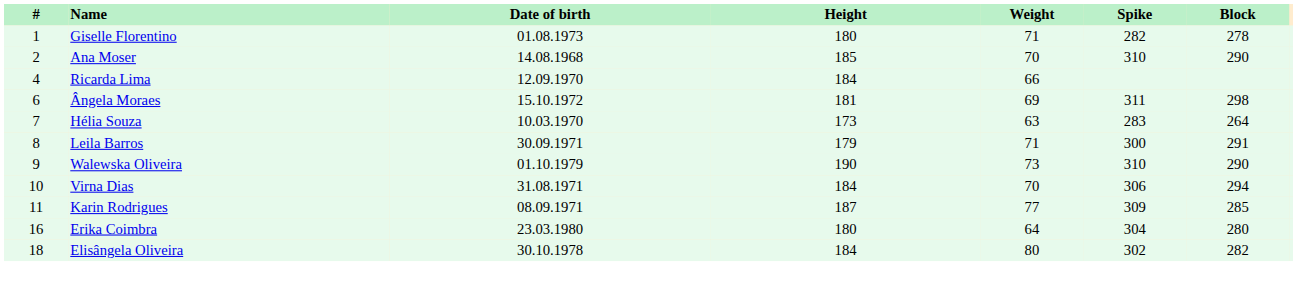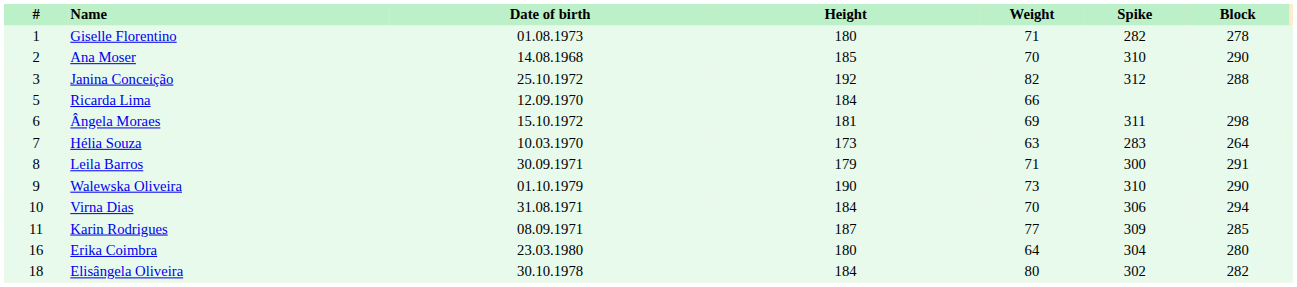+ row: (122, 78)
(36, 78) 4 -> (36, 100) 5
